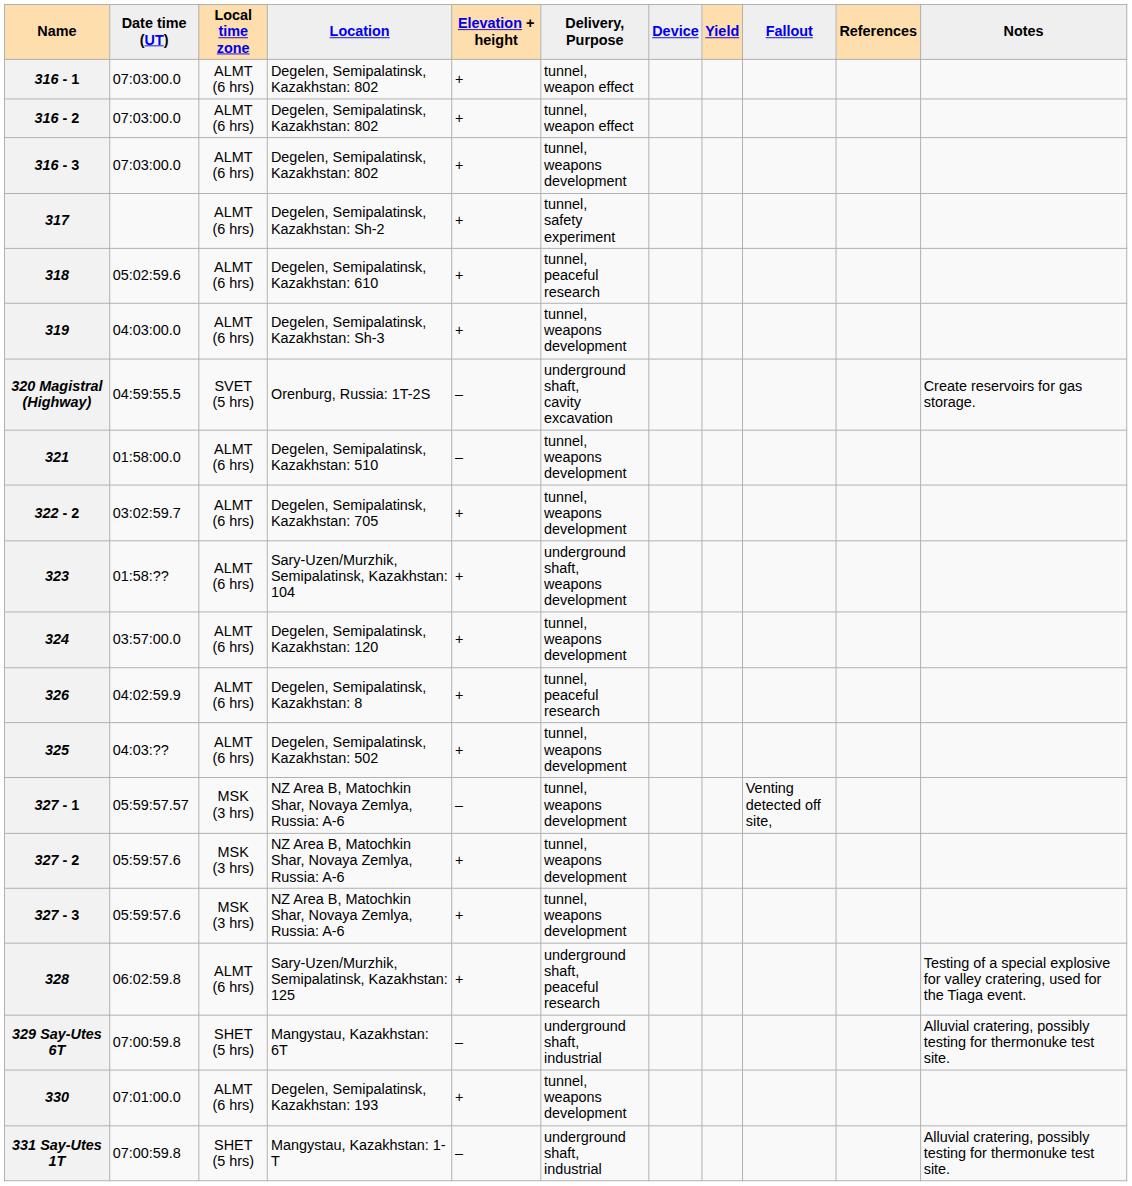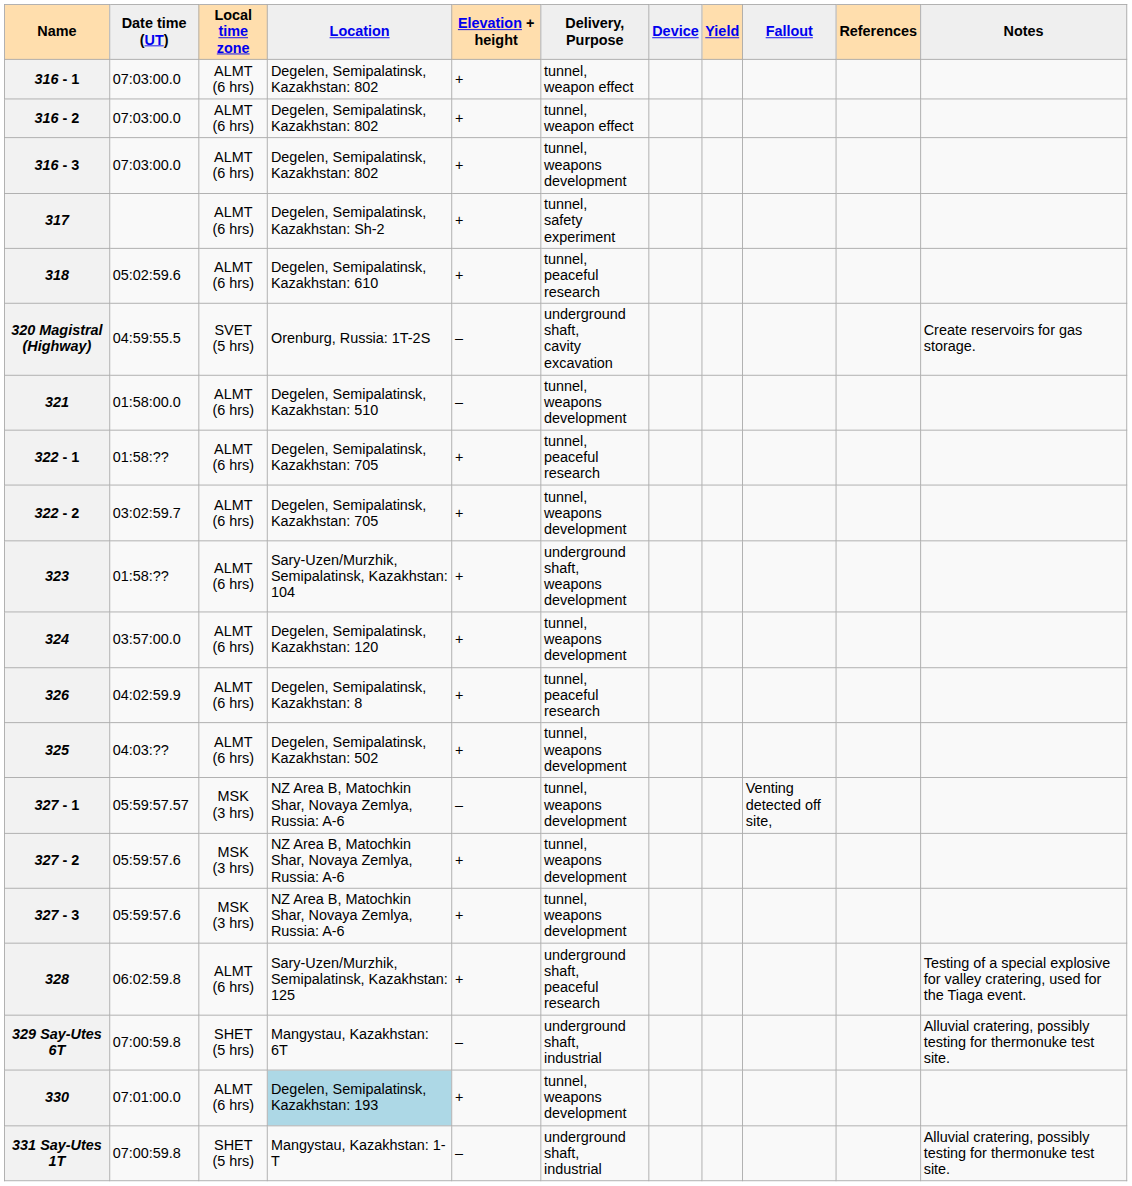- row: (57, 331)
+ row: (57, 457)
(349, 1097) no background -> (349, 1097) lightblue background
